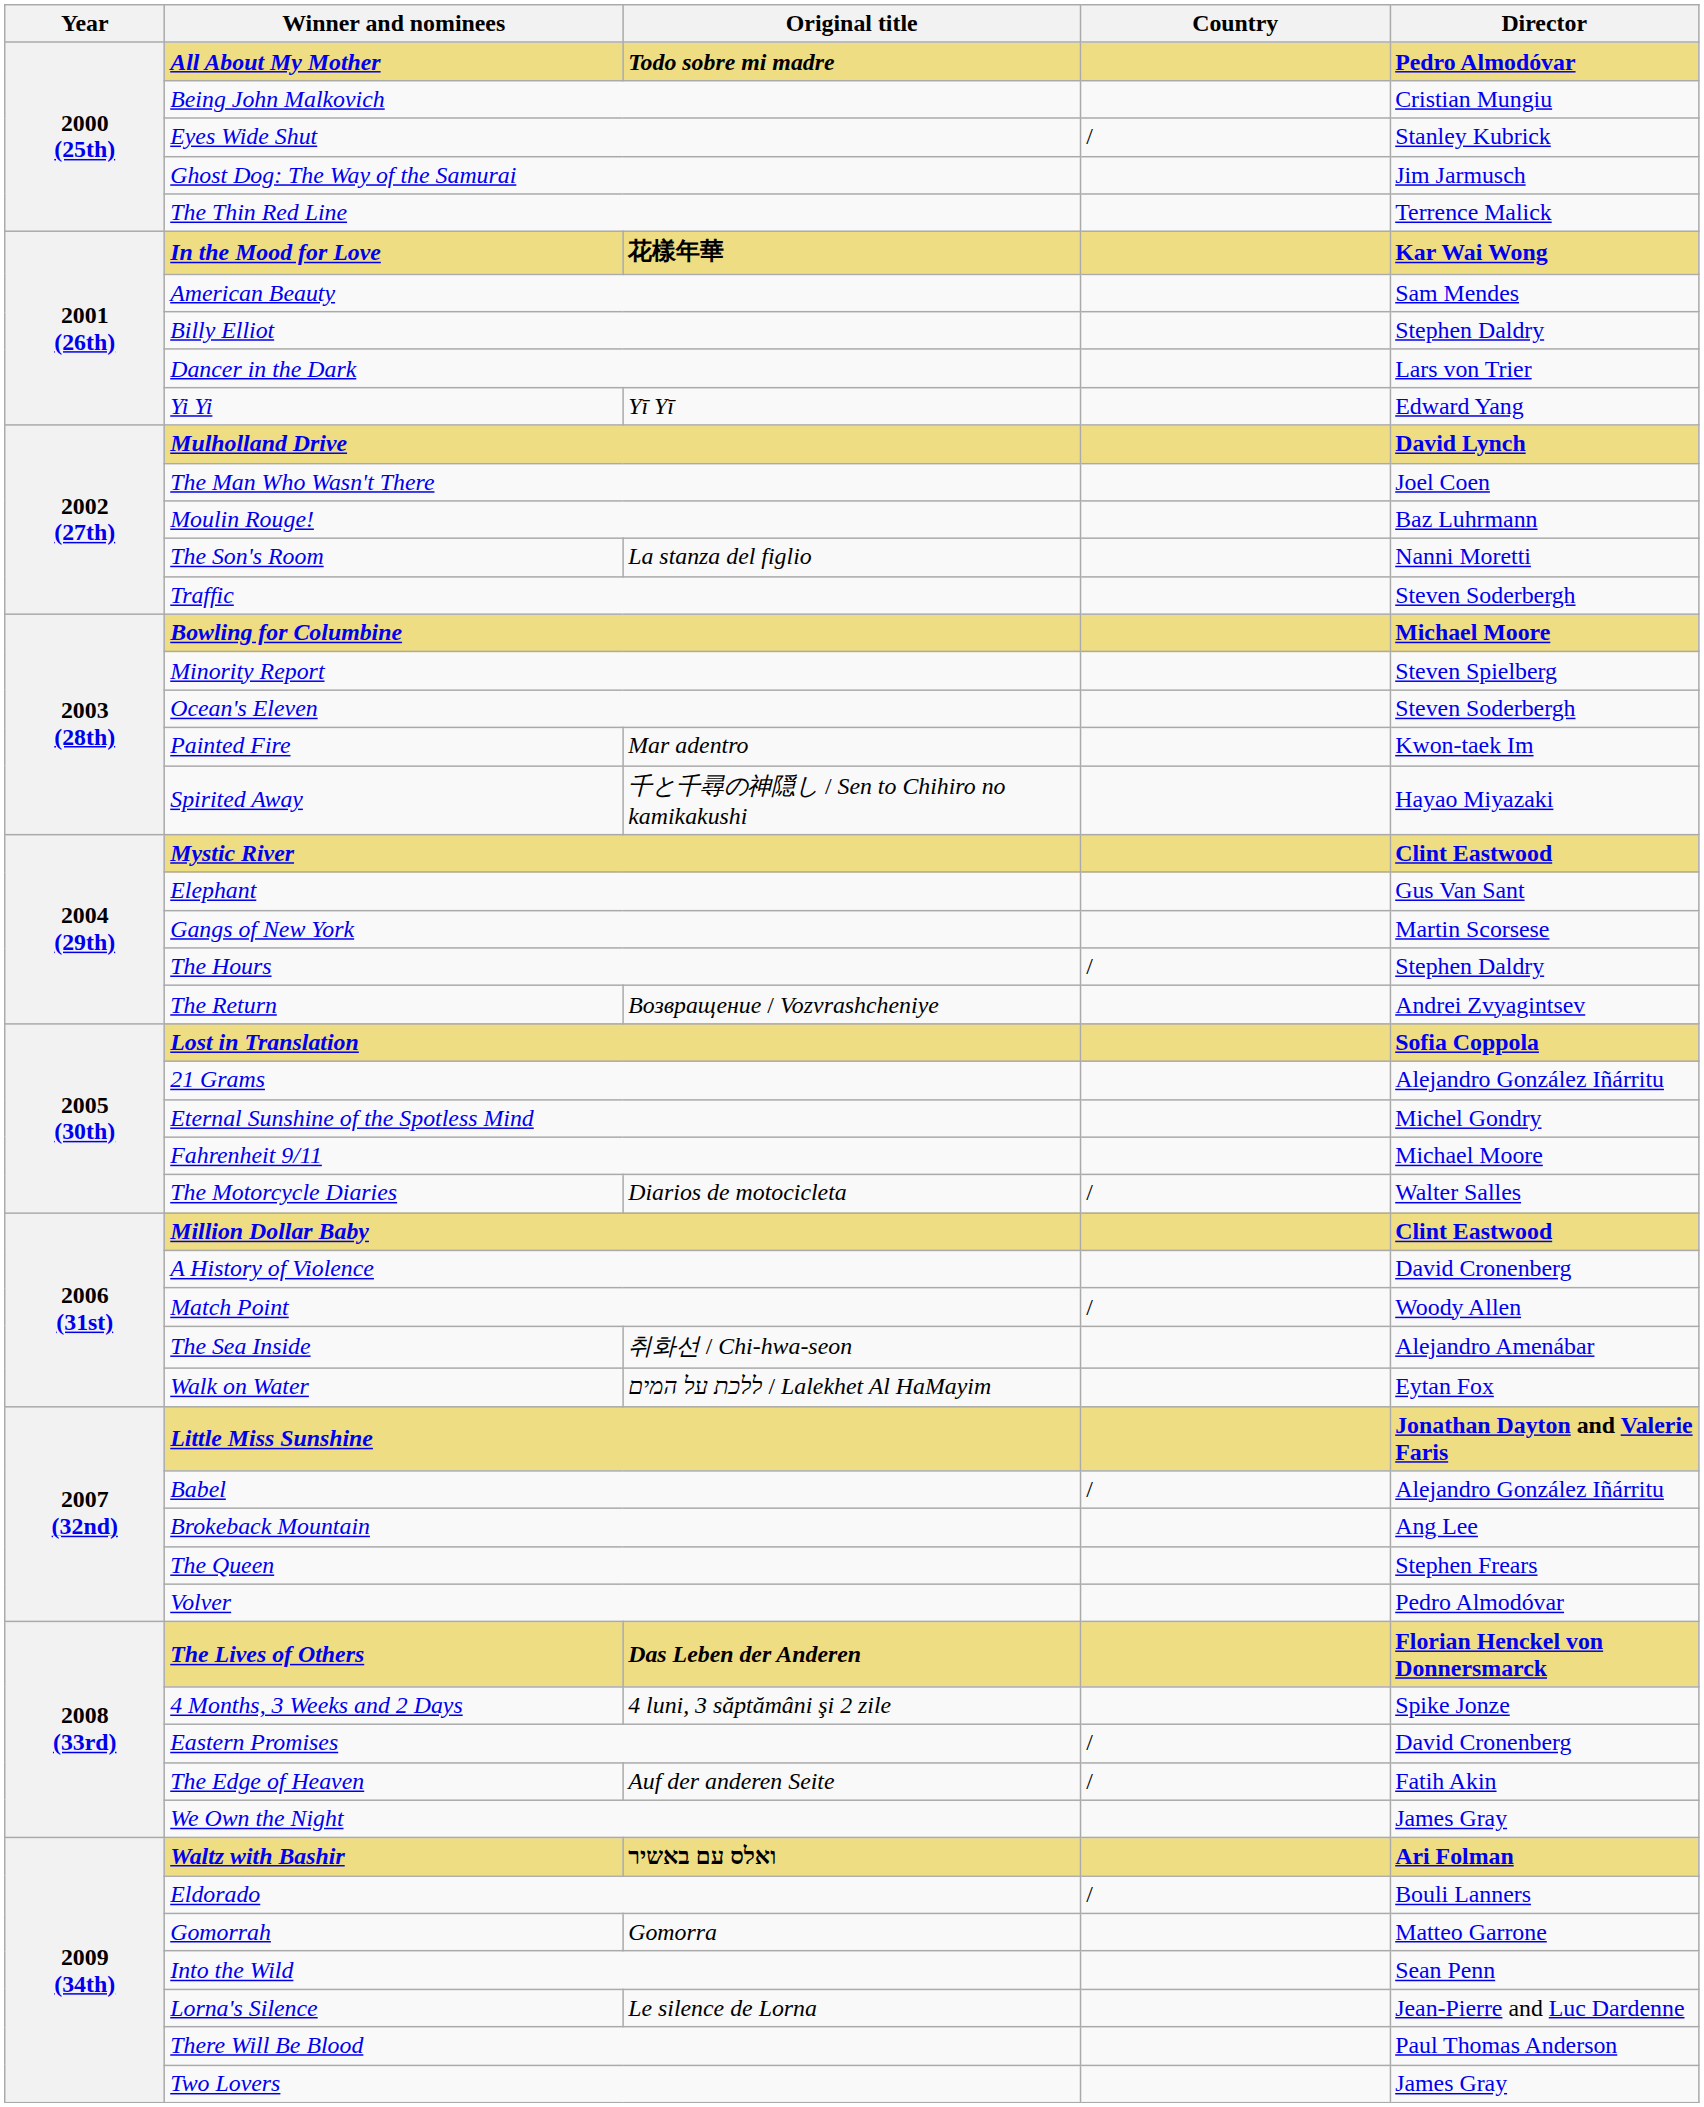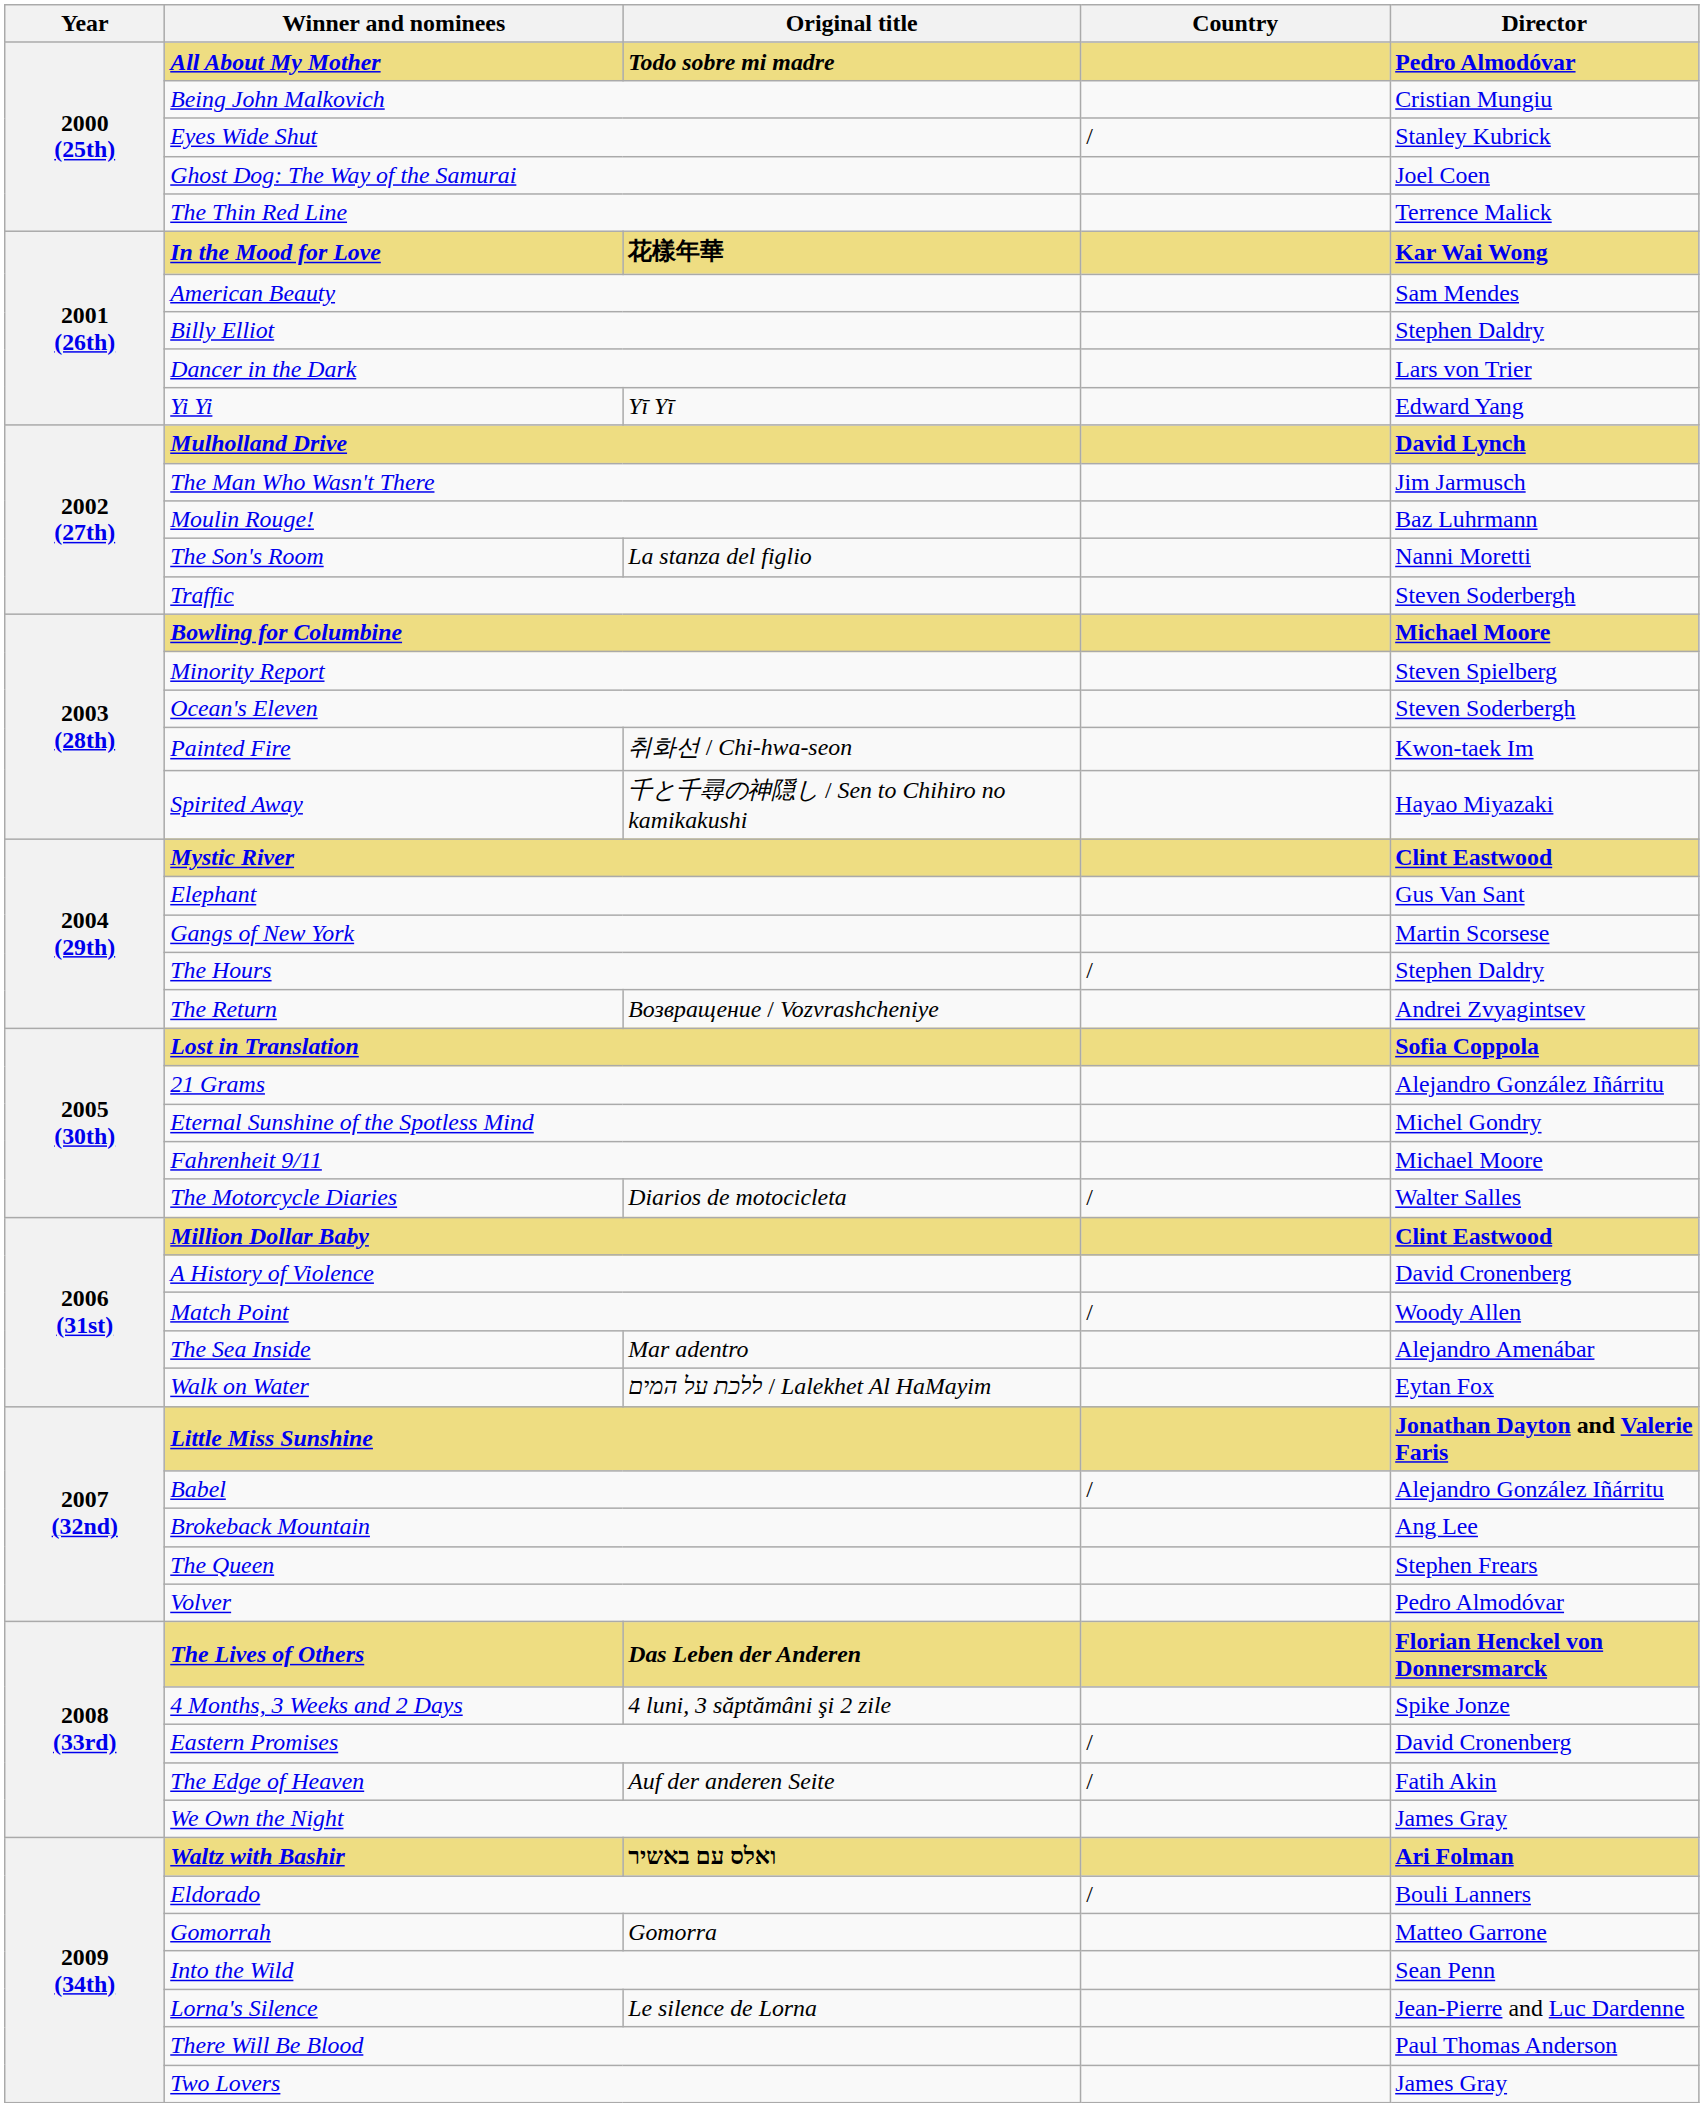(1460, 174) Jim Jarmusch -> (1443, 174) Joel Coen
(1443, 481) Joel Coen -> (1460, 481) Jim Jarmusch
(688, 746) Mar adentro -> (740, 747) 취화선 / Chi-hwa-seon
(740, 1346) 취화선 / Chi-hwa-seon -> (688, 1349) Mar adentro
